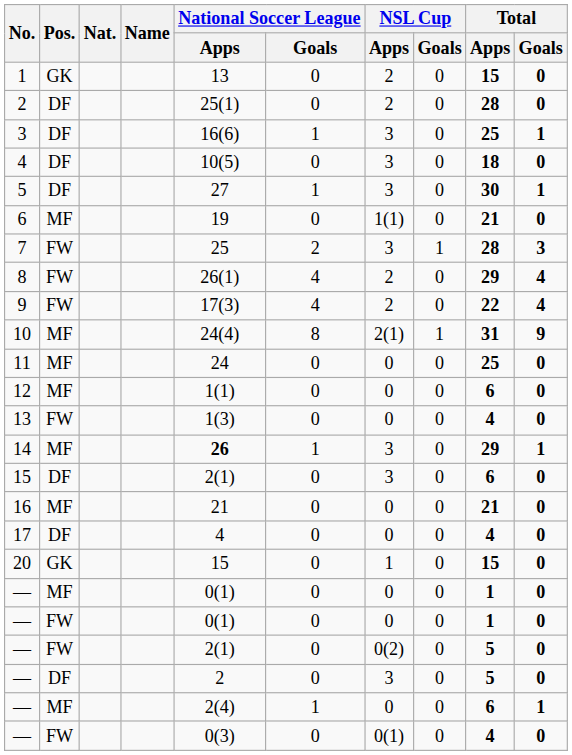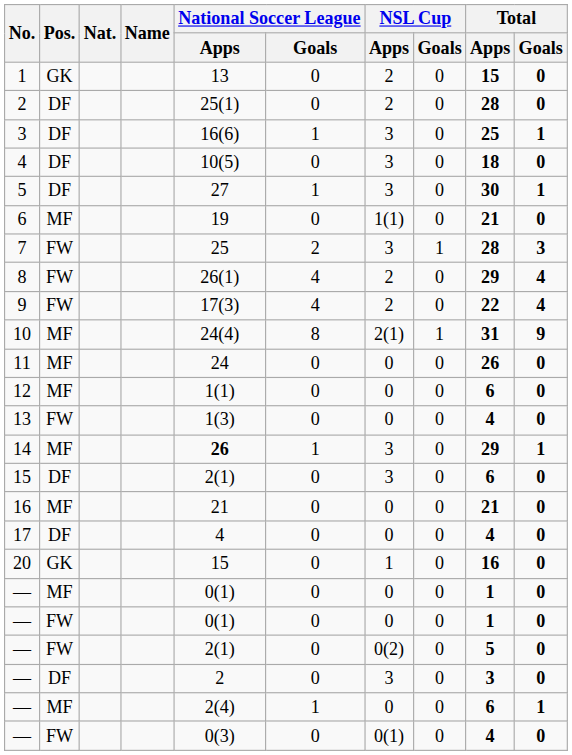(490, 362) 25 -> (490, 362) 26
(490, 563) 15 -> (490, 563) 16
(490, 678) 5 -> (490, 678) 3
